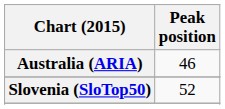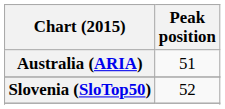(187, 63) 46 -> (187, 63) 51
